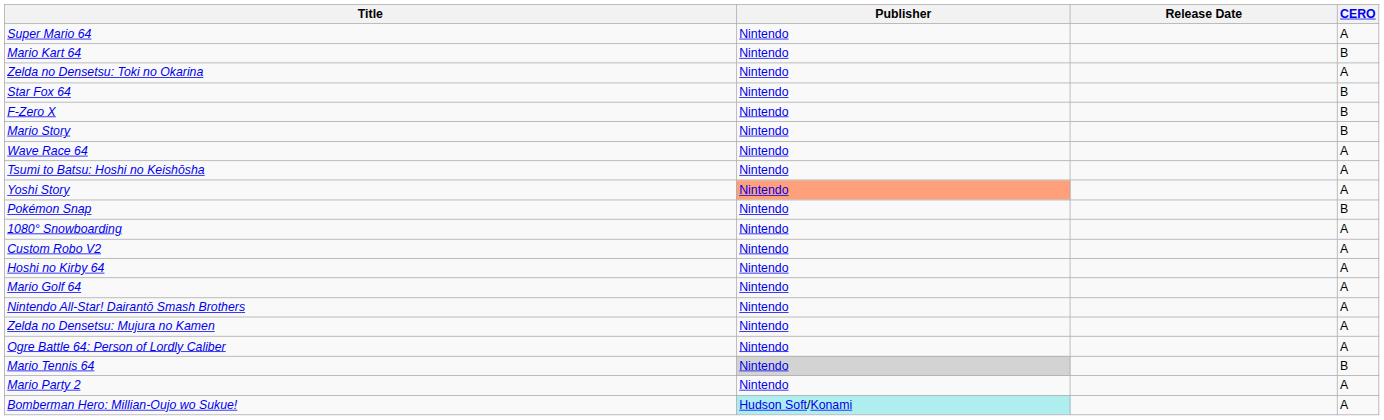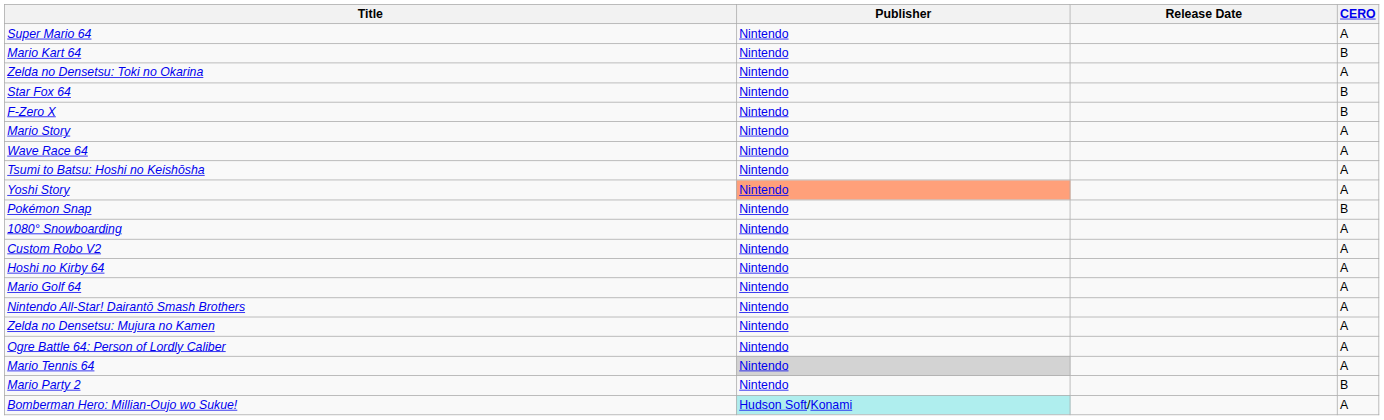(1344, 131) B -> (1344, 131) A
(1344, 365) B -> (1344, 365) A
(1344, 385) A -> (1344, 385) B
